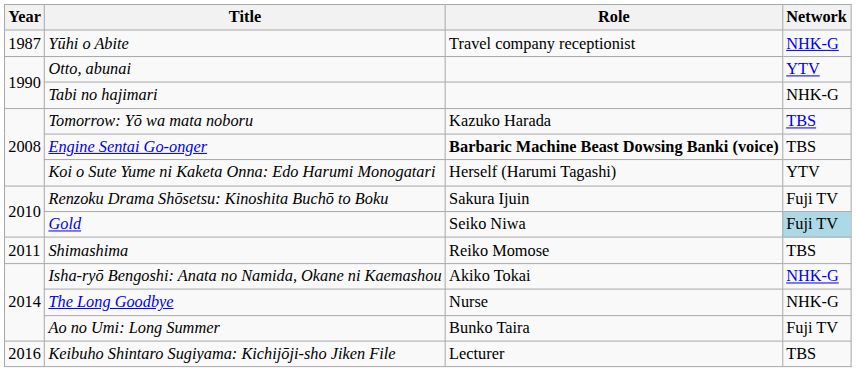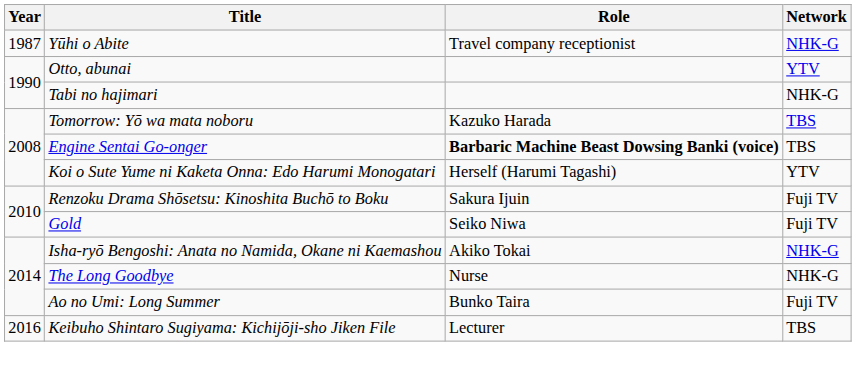(812, 224) lightblue background -> (812, 224) no background
- row: (88, 250)
